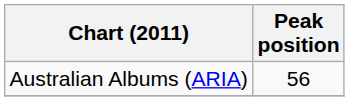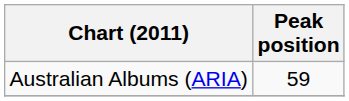(299, 78) 56 -> (299, 78) 59
